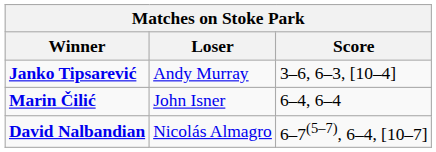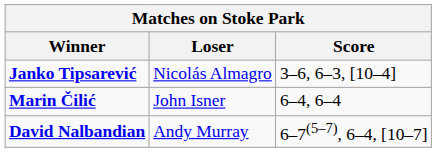(201, 73) Andy Murray -> (213, 73) Nicolás Almagro
(213, 131) Nicolás Almagro -> (201, 131) Andy Murray
